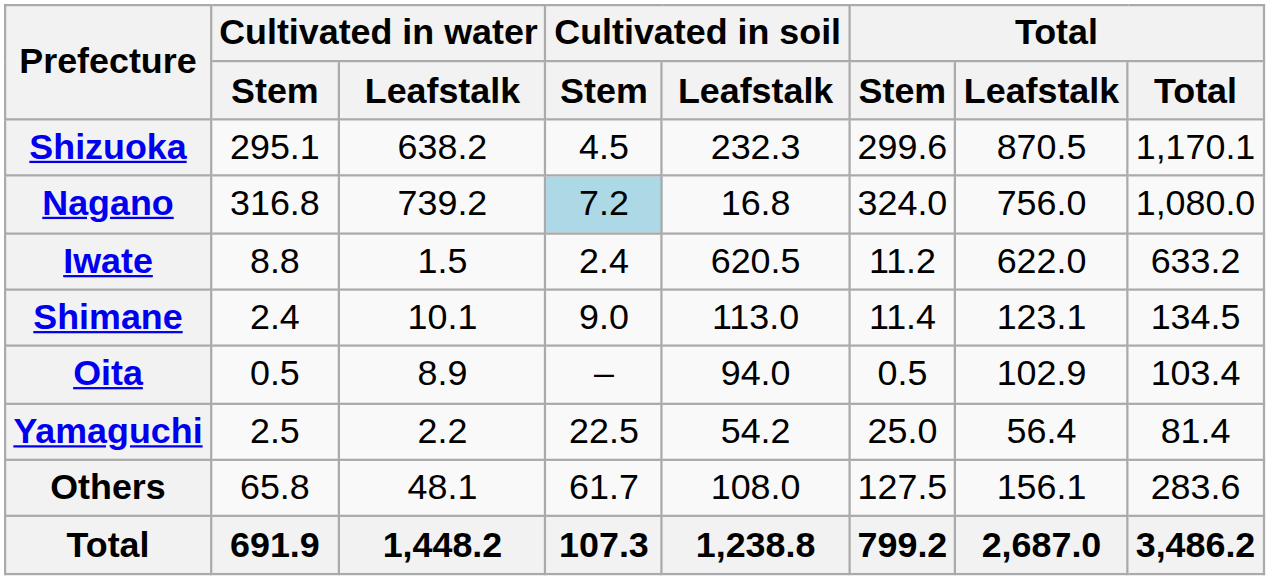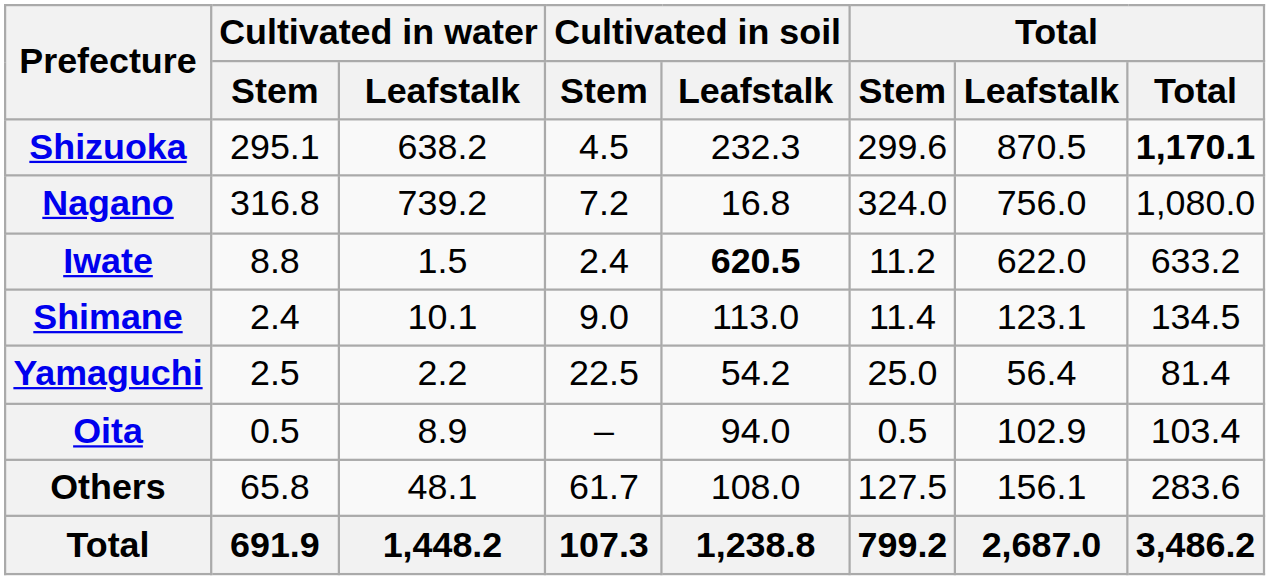(1196, 146) normal -> (1196, 146) bold
(604, 203) lightblue background -> (604, 203) no background
(756, 260) normal -> (756, 260) bold
rows swapped: (108, 373) <-> (108, 430)
